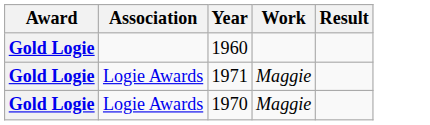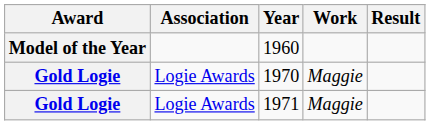(52, 47) Gold Logie -> (77, 47) Model of the Year
rows swapped: (230, 104) <-> (230, 76)
